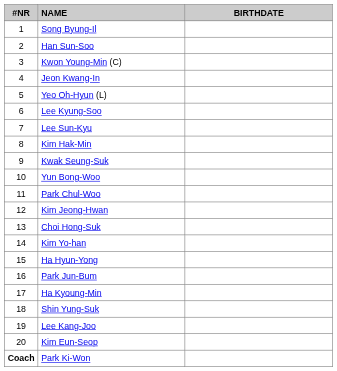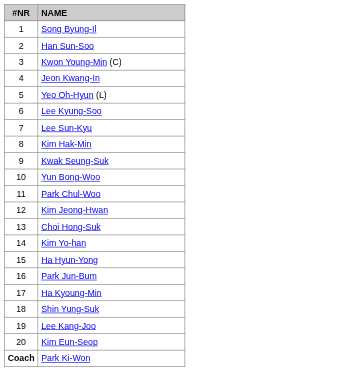- column: (259, 13)
